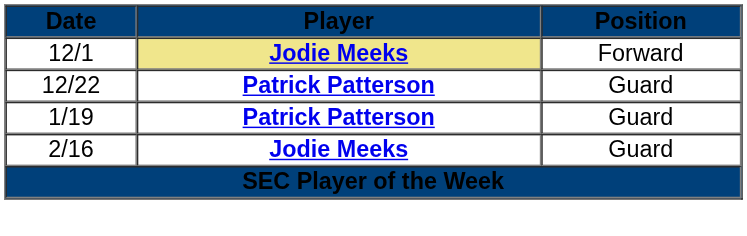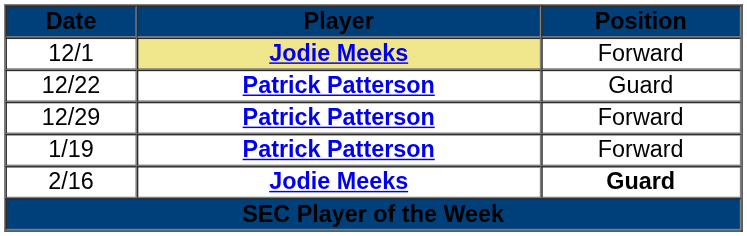+ row: (71, 117)
(641, 117) Guard -> (641, 149) Forward
(641, 149) normal -> (641, 181) bold
